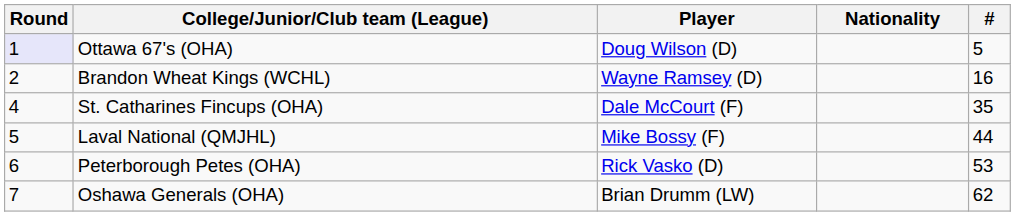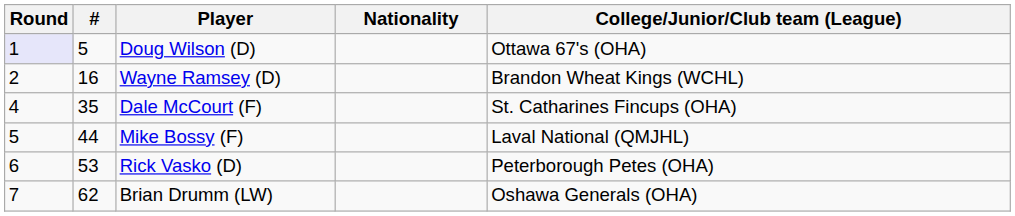columns swapped: (989, 19) <-> (335, 19)
